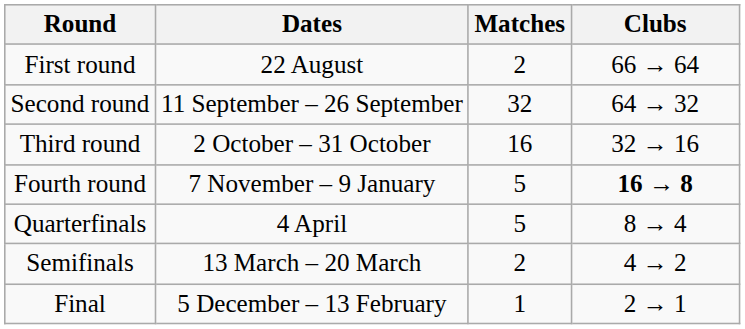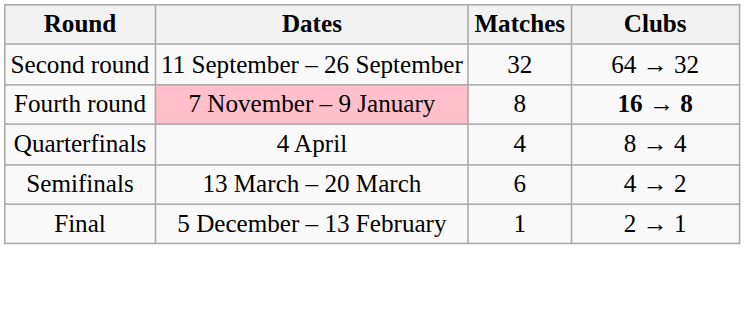- row: (80, 64)
- row: (80, 143)
(312, 183) no background -> (312, 104) pink background
(520, 183) 5 -> (520, 104) 8
(520, 223) 5 -> (520, 143) 4
(520, 263) 2 -> (520, 183) 6
